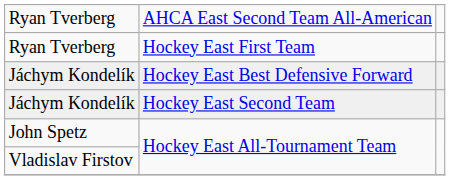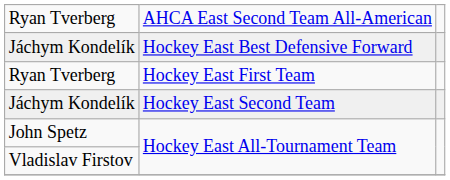rows swapped: (72, 75) <-> (62, 47)
